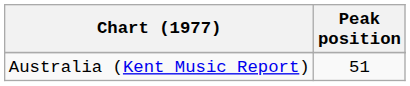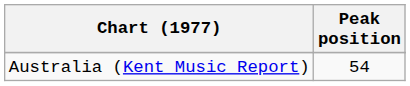(359, 67) 51 -> (359, 67) 54
